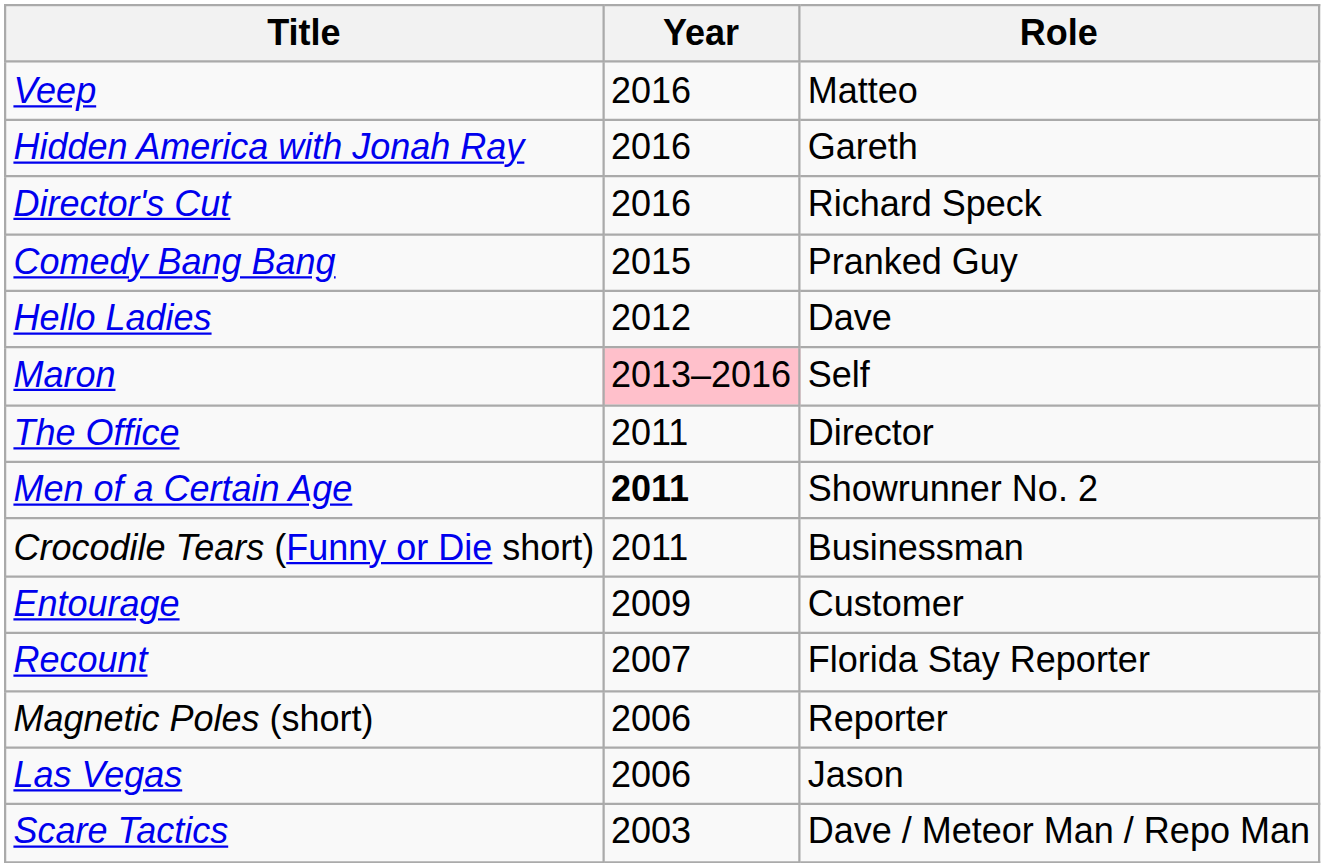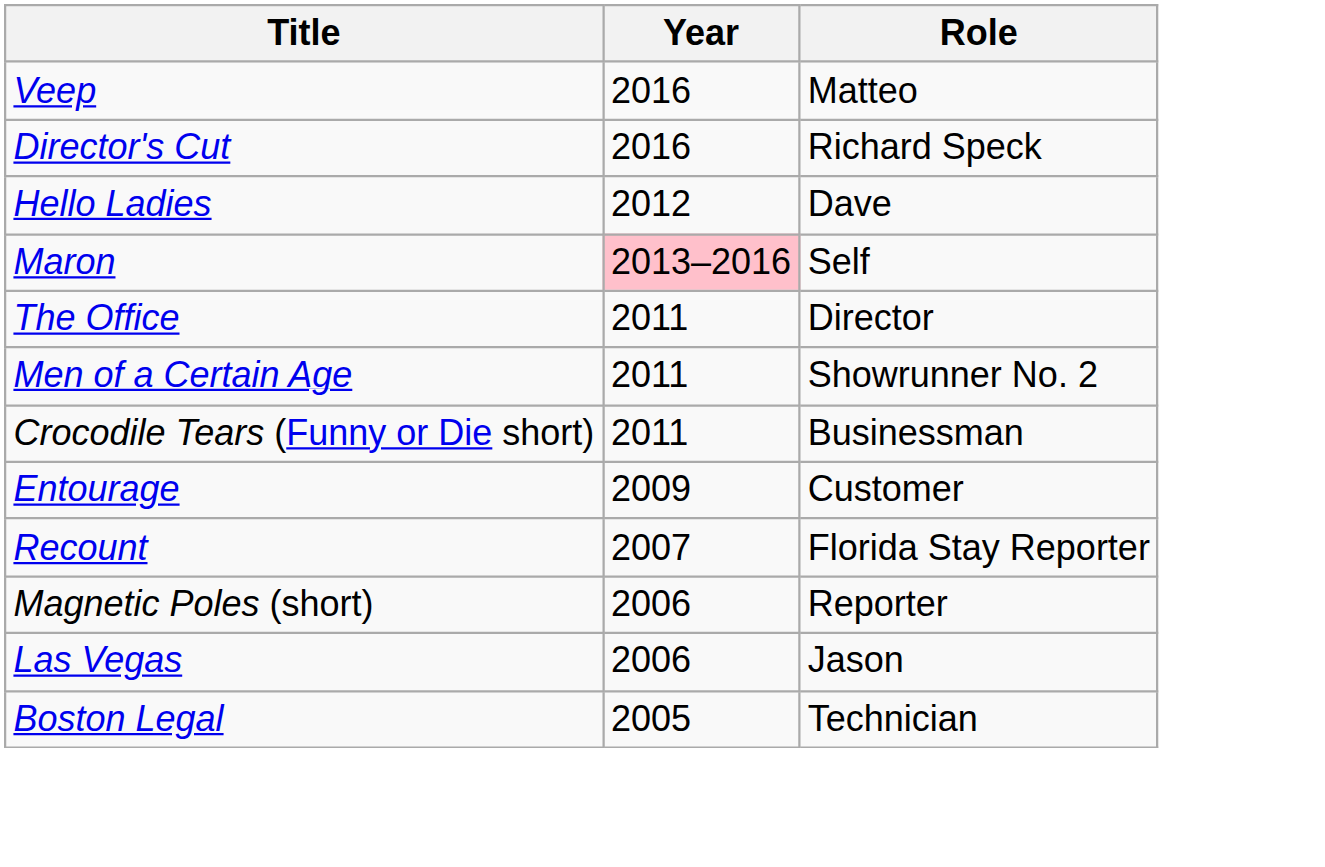- row: (269, 147)
- row: (175, 261)
(650, 489) bold -> (650, 375) normal
+ row: (119, 718)
- row: (121, 832)
